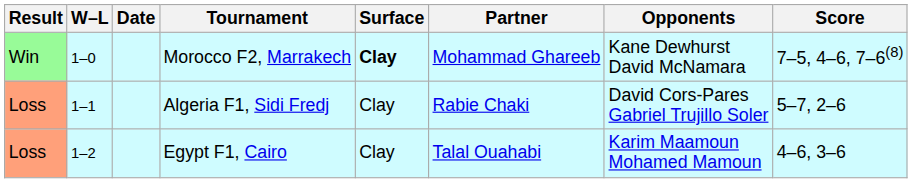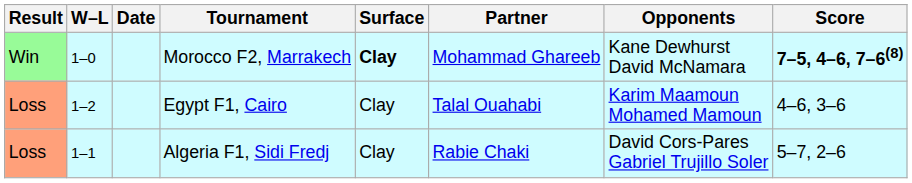(840, 56) normal -> (840, 56) bold
rows swapped: (246, 104) <-> (225, 153)
